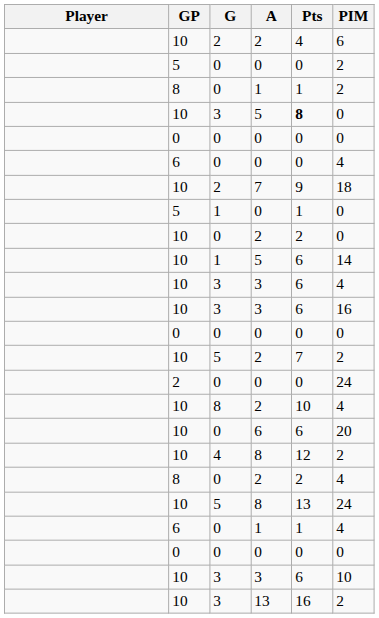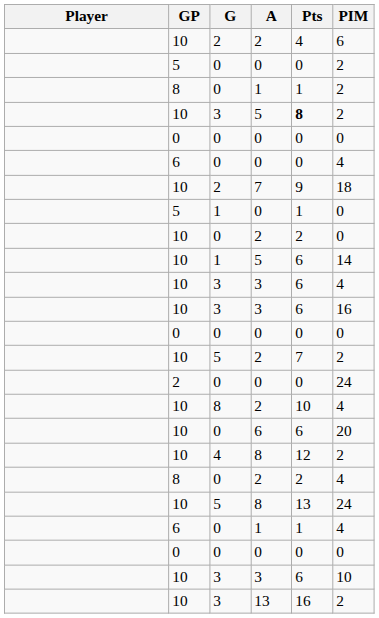(340, 114) 0 -> (340, 114) 2
